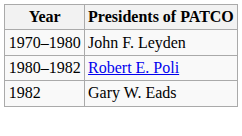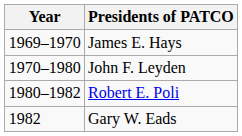+ row: (135, 42)
